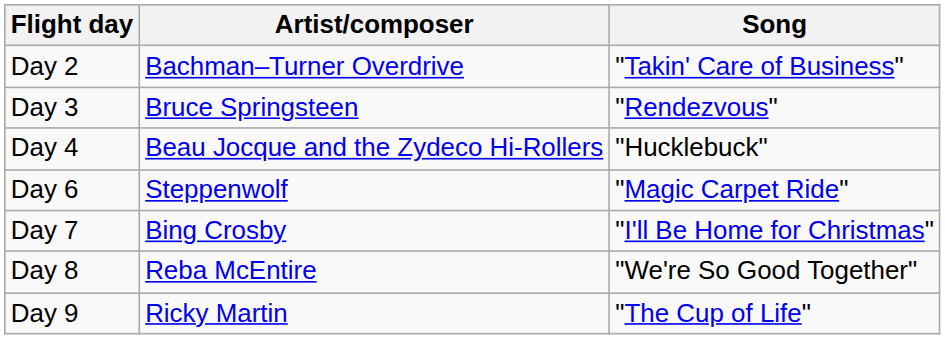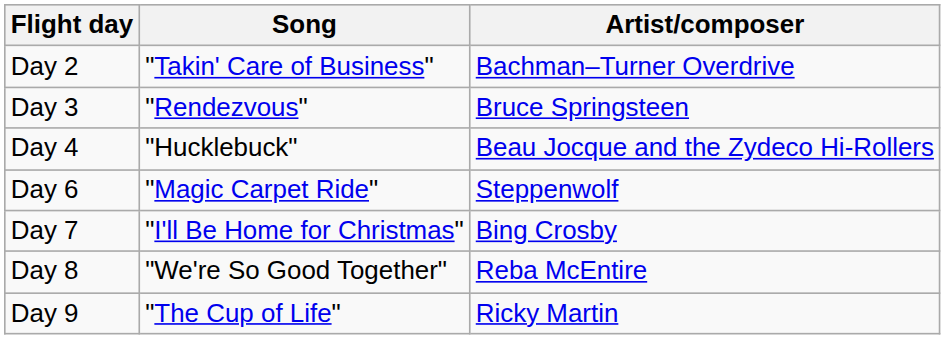columns swapped: (775, 25) <-> (374, 25)
